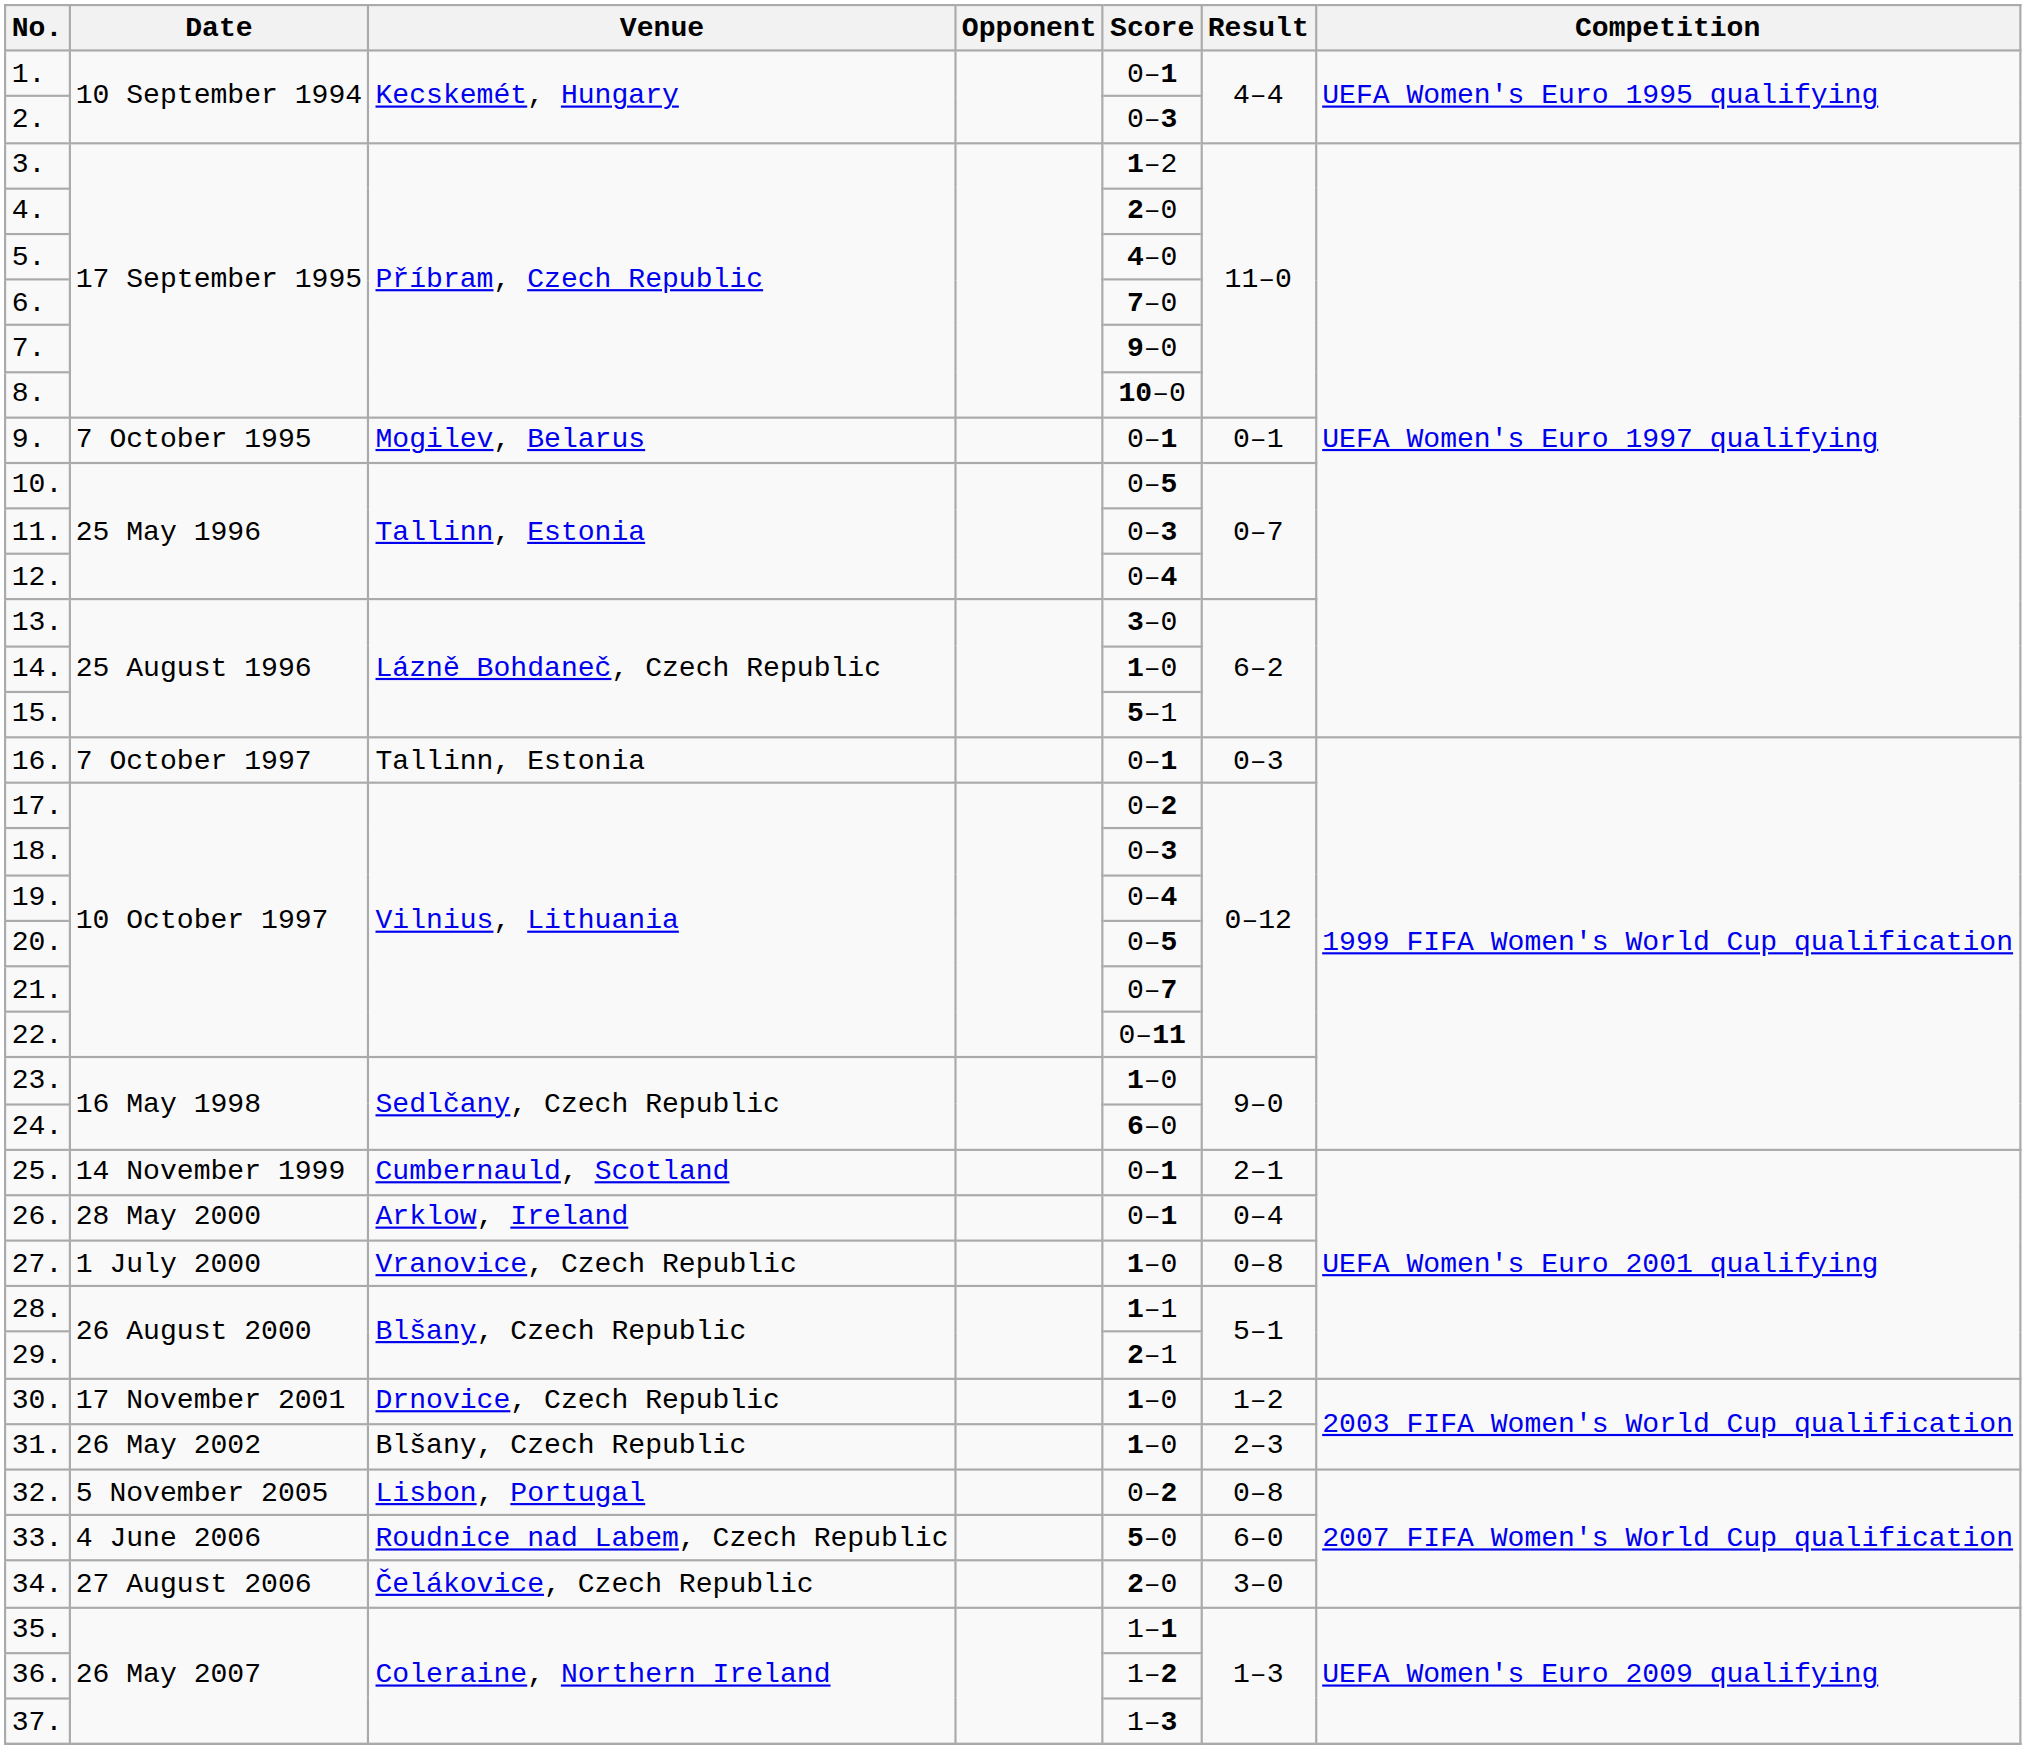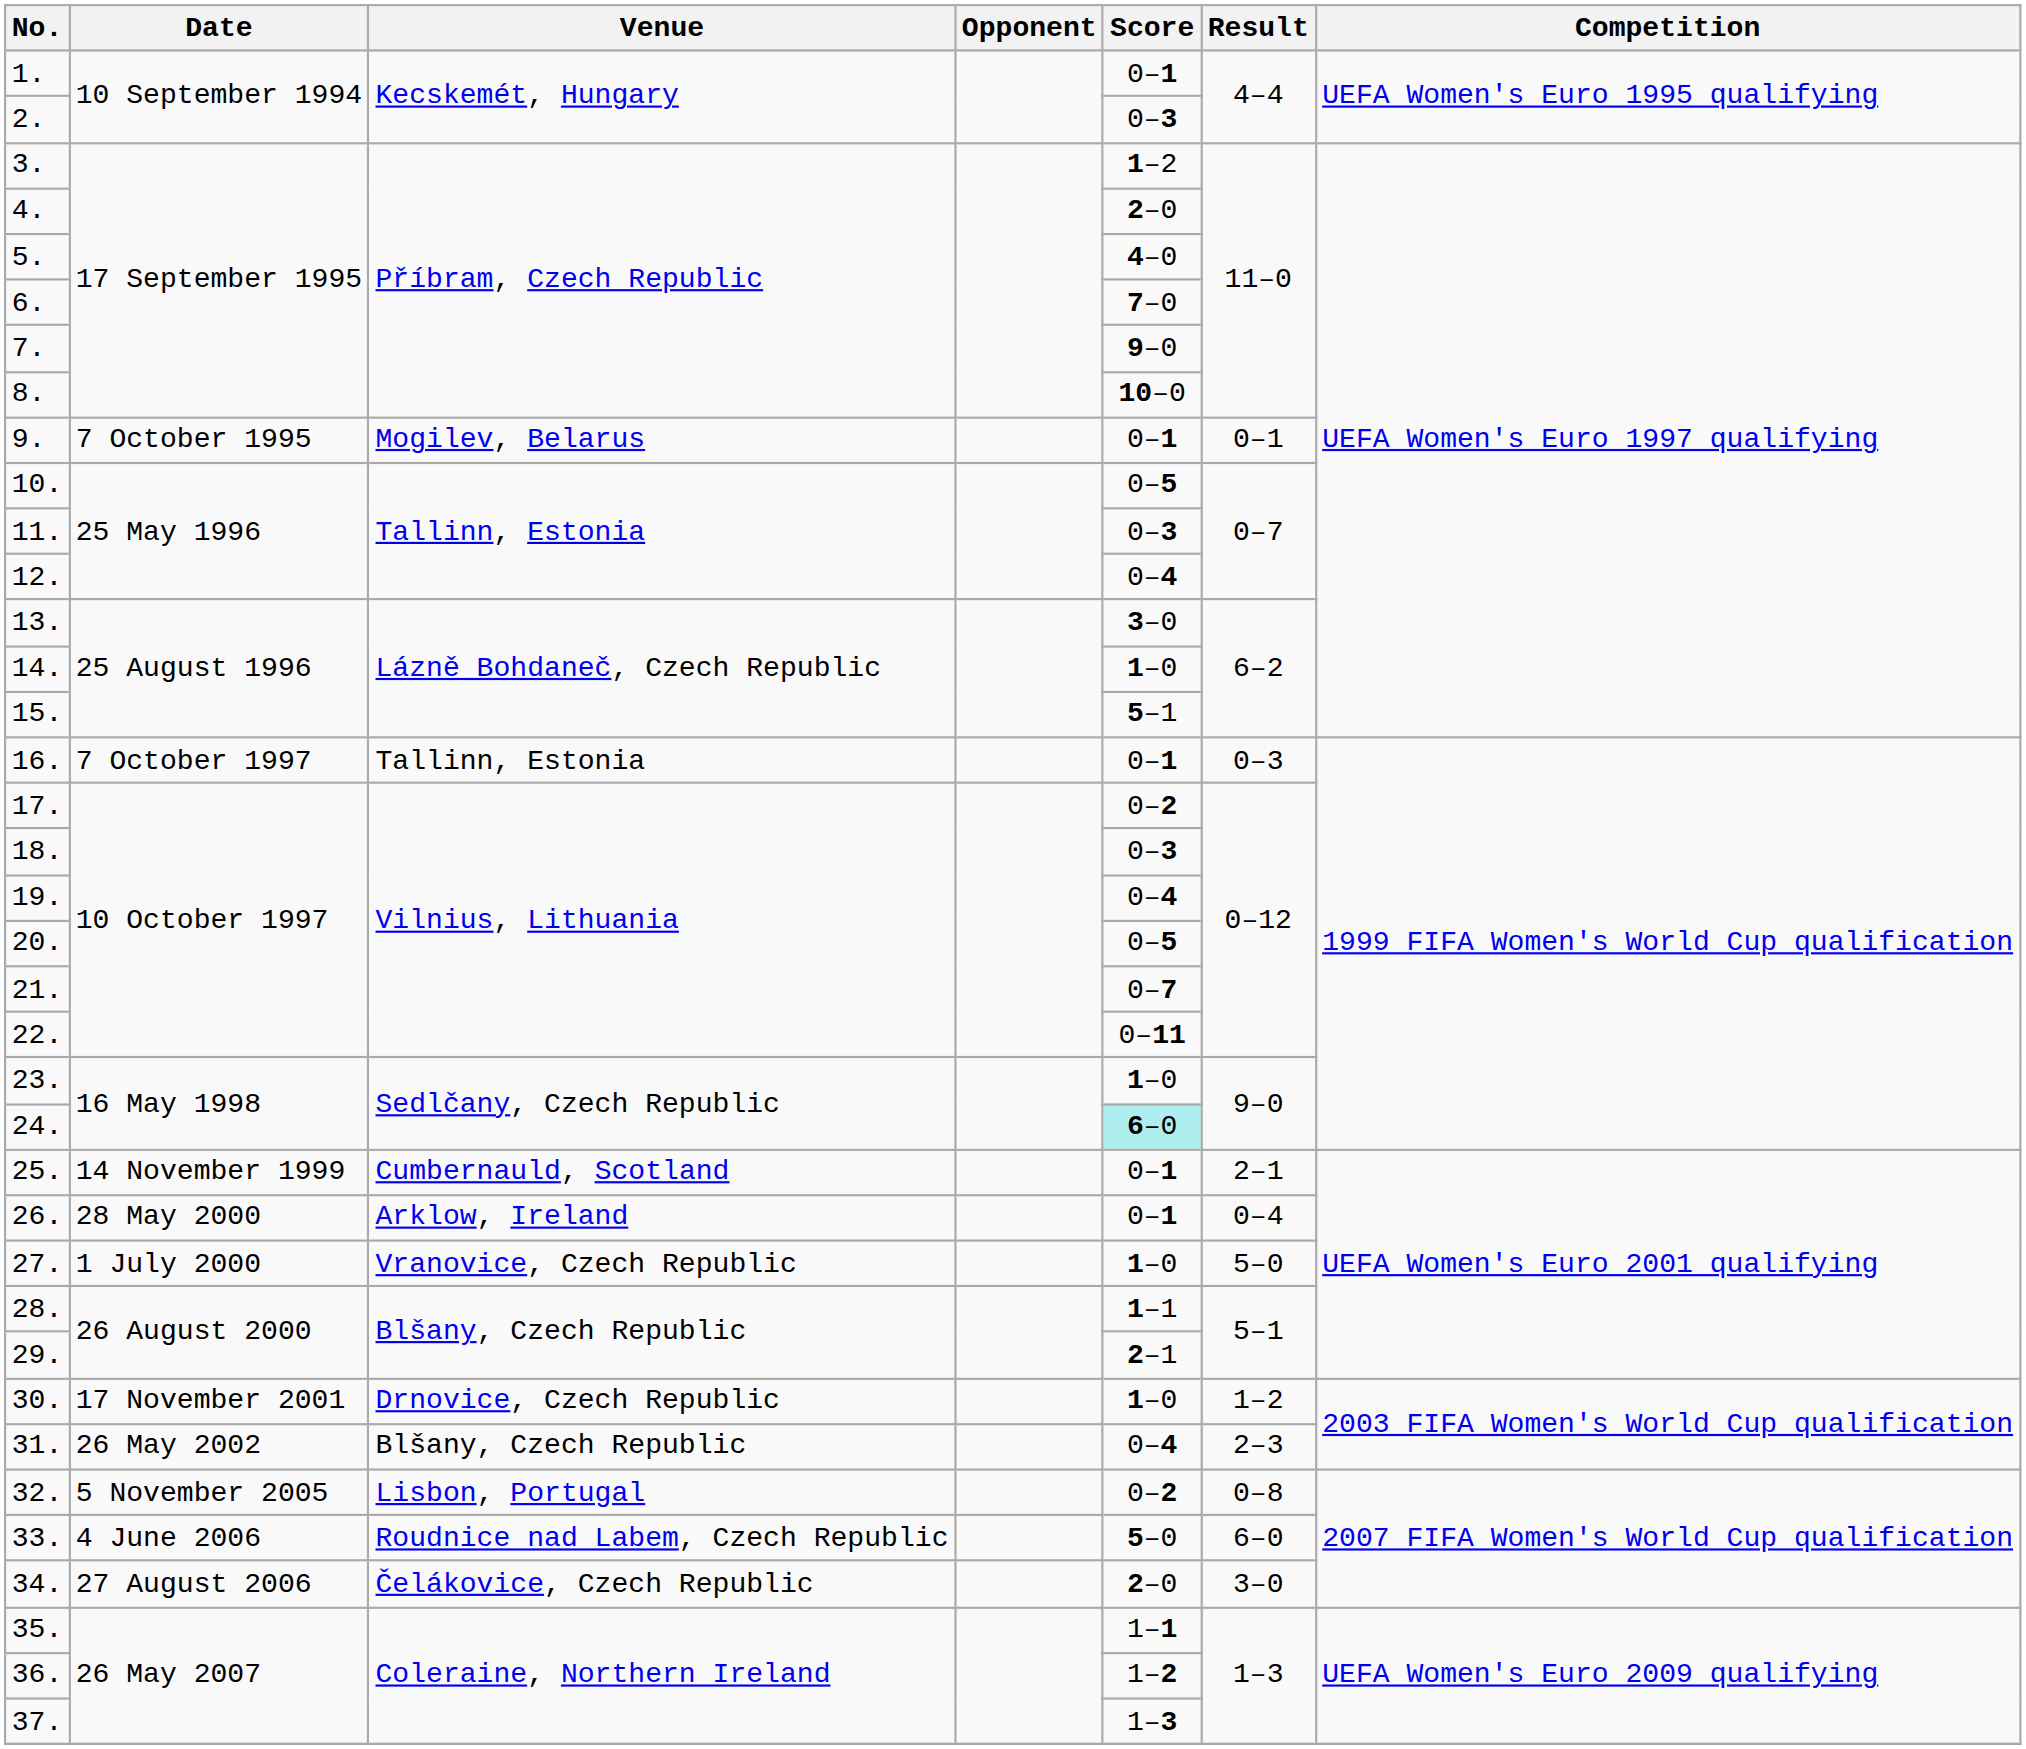(1152, 1126) no background -> (1152, 1126) paleturquoise background
(1258, 1264) 0–8 -> (1258, 1264) 5–0
(1152, 1447) 1–0 -> (1152, 1447) 0–4
